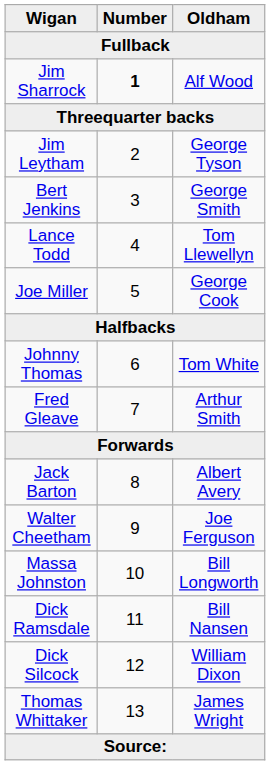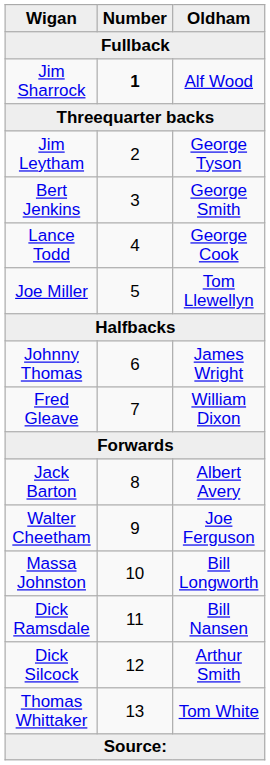(219, 246) Tom Llewellyn -> (219, 246) George Cook
(219, 291) George Cook -> (219, 291) Tom Llewellyn
(219, 364) Tom White -> (219, 364) James Wright
(219, 410) Arthur Smith -> (219, 410) William Dixon
(219, 665) William Dixon -> (219, 665) Arthur Smith
(219, 711) James Wright -> (219, 711) Tom White
